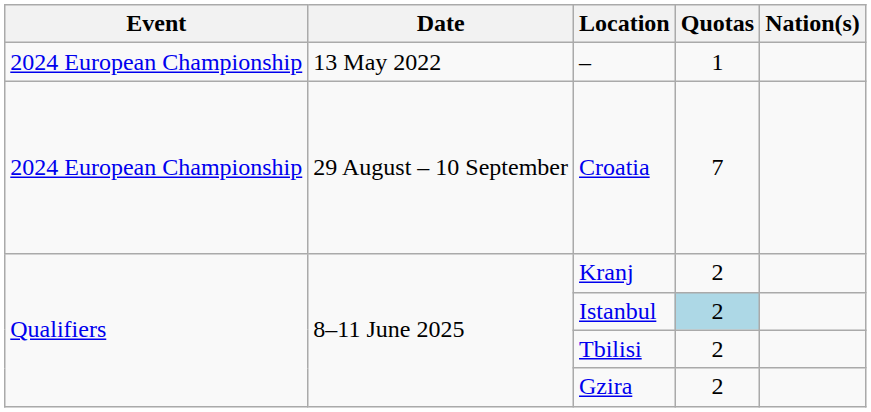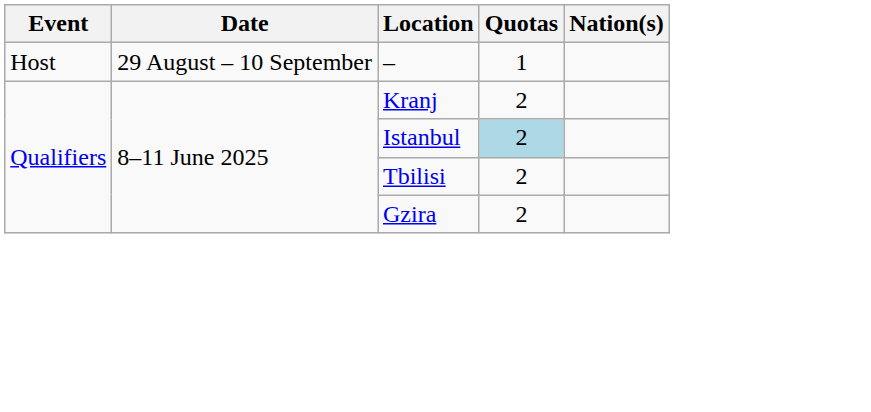(156, 61) 2024 European Championship -> (33, 61) Host
(377, 61) 13 May 2022 -> (245, 61) 29 August – 10 September
- row: (614, 167)
